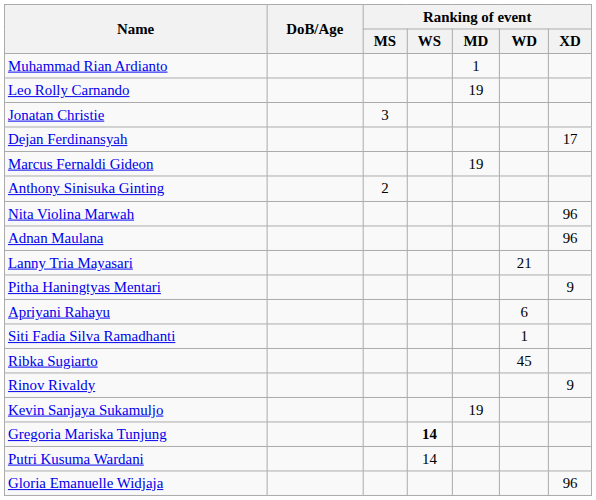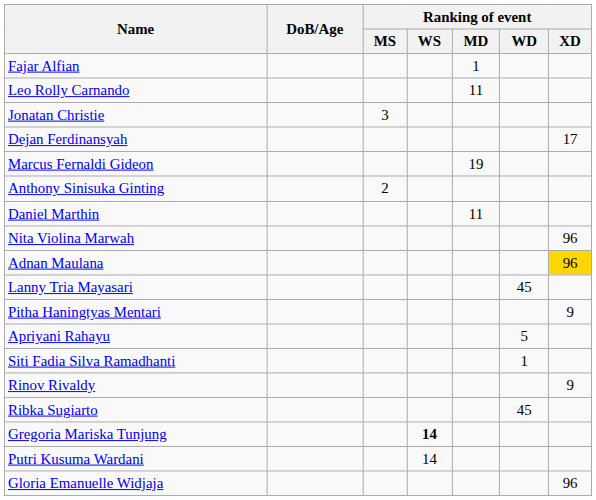+ row: (44, 66)
- row: (88, 66)
(476, 90) 19 -> (476, 90) 11
+ row: (54, 213)
(570, 238) no background -> (570, 262) gold background
(524, 262) 21 -> (524, 287) 45
(524, 311) 6 -> (524, 336) 5
rows swapped: (52, 385) <-> (53, 360)
- row: (86, 409)
